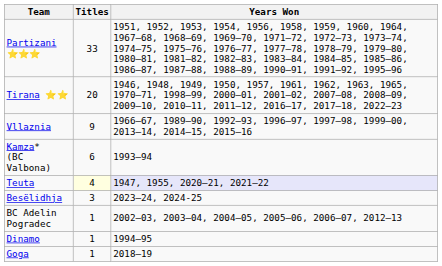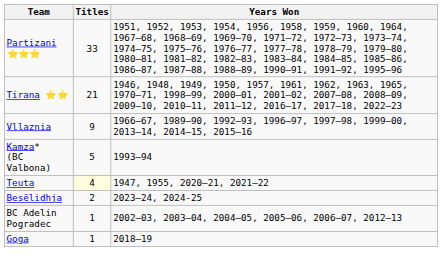(92, 95) 20 -> (92, 95) 21
(92, 157) 6 -> (92, 157) 5
(191, 183) lavender background -> (191, 183) no background
(92, 198) 3 -> (92, 198) 2
- row: (23, 239)
